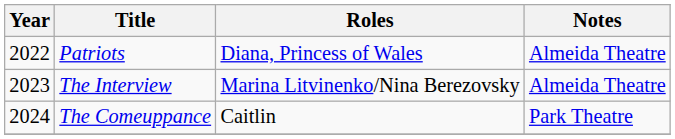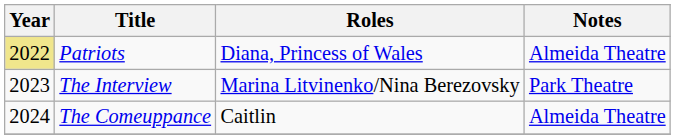(30, 52) no background -> (30, 52) khaki background
(597, 85) Almeida Theatre -> (581, 85) Park Theatre
(581, 117) Park Theatre -> (597, 117) Almeida Theatre
